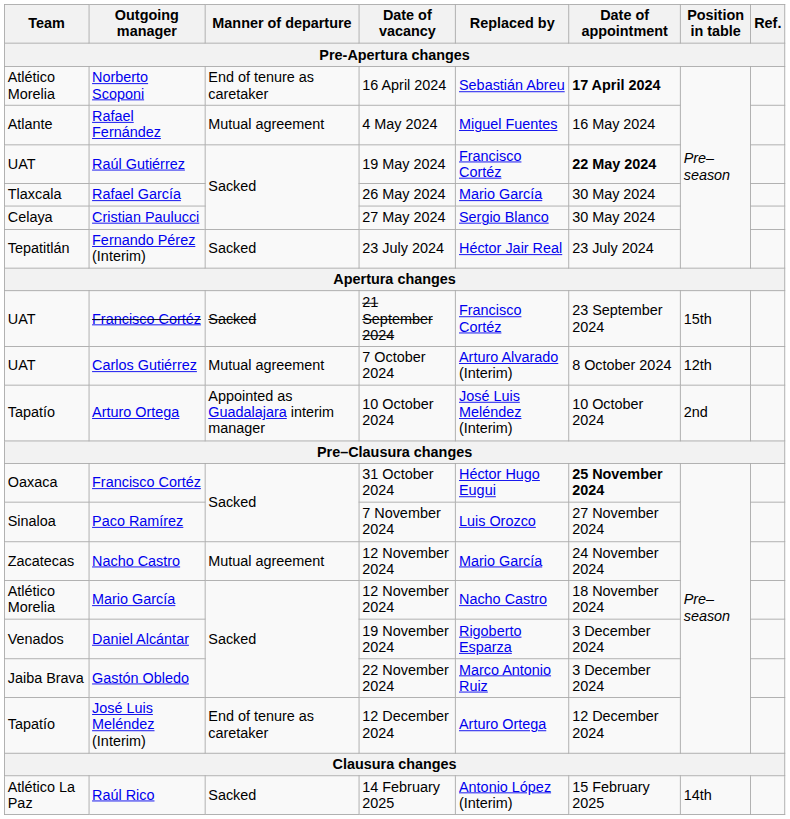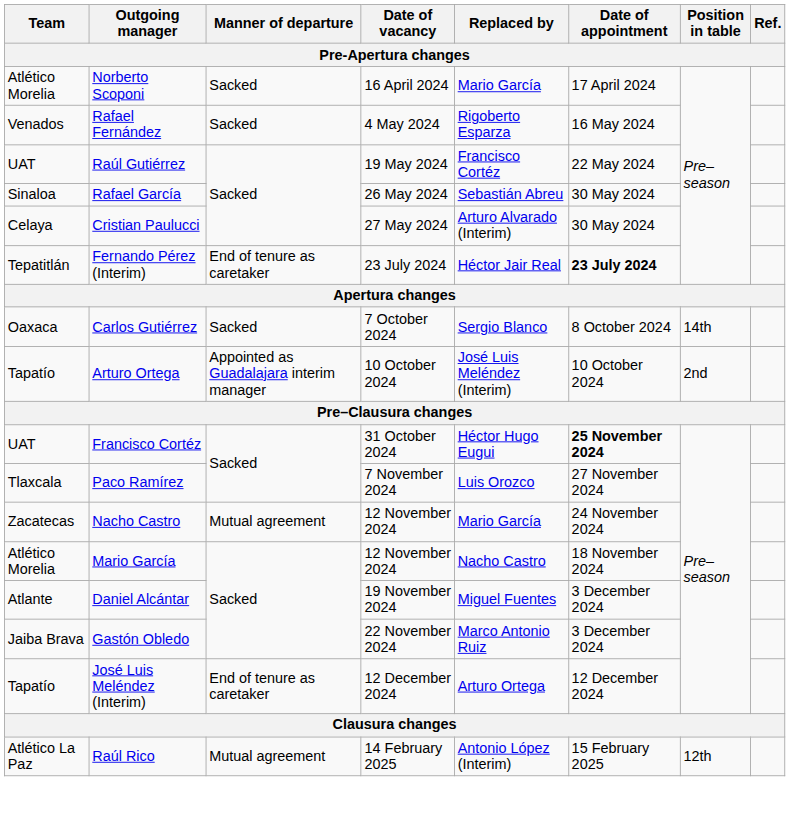(261, 85) End of tenure as caretaker -> (233, 85) Sacked
(512, 85) Sebastián Abreu -> (499, 85) Mario García
(616, 85) bold -> (614, 85) normal
(30, 124) Atlante -> (36, 124) Venados
(266, 124) Mutual agreement -> (233, 124) Sacked
(508, 124) Miguel Fuentes -> (489, 124) Rigoberto Esparza
(614, 163) bold -> (613, 163) normal
(35, 194) Tlaxcala -> (32, 194) Sinaloa
(501, 194) Mario García -> (511, 194) Sebastián Abreu
(504, 217) Sergio Blanco -> (507, 225) Arturo Alvarado (Interim)
(232, 248) Sacked -> (262, 264) End of tenure as caretaker
(613, 248) normal -> (614, 264) bold
- row: (146, 318)
(22, 365) UAT -> (33, 326) Oaxaca
(266, 365) Mutual agreement -> (233, 326) Sacked
(509, 365) Arturo Alvarado (Interim) -> (503, 326) Sergio Blanco
(698, 365) 12th -> (698, 326) 14th
(33, 482) Oaxaca -> (22, 443) UAT
(32, 521) Sinaloa -> (35, 482) Tlaxcala
(36, 639) Venados -> (30, 600) Atlante
(490, 639) Rigoberto Esparza -> (507, 600) Miguel Fuentes
(232, 795) Sacked -> (267, 756) Mutual agreement
(698, 795) 14th -> (698, 756) 12th
